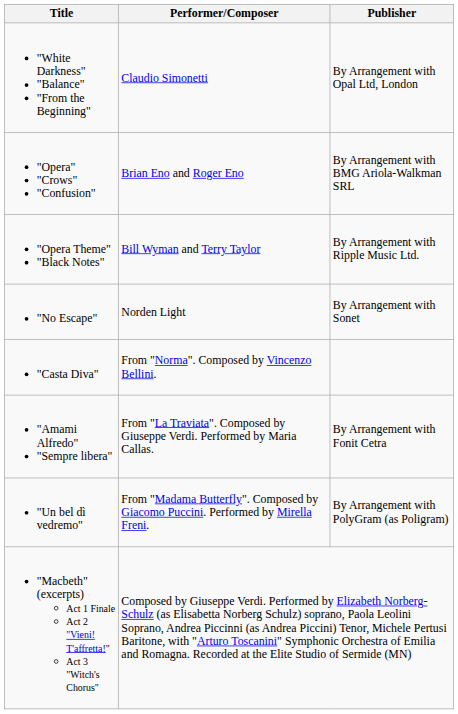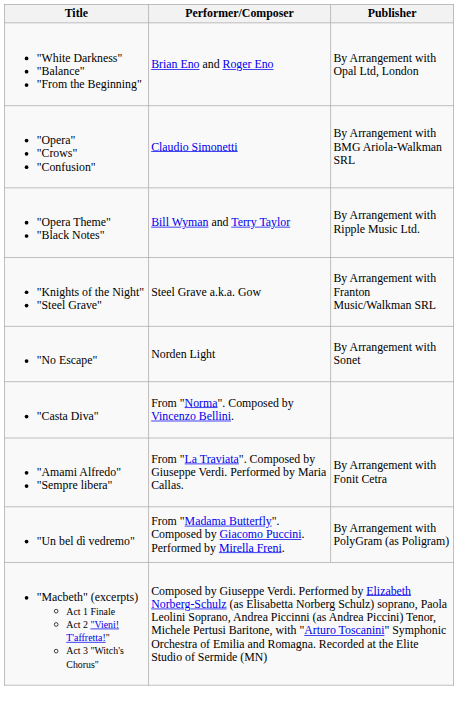(165, 77) Claudio Simonetti -> (212, 64) Brian Eno and Roger Eno
(183, 173) Brian Eno and Roger Eno -> (194, 146) Claudio Simonetti
+ row: (76, 298)
